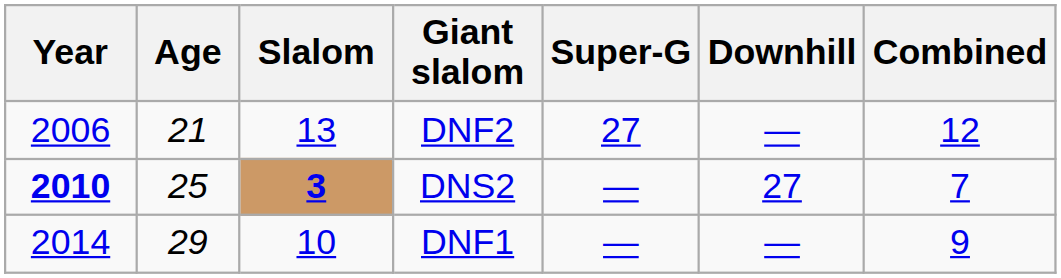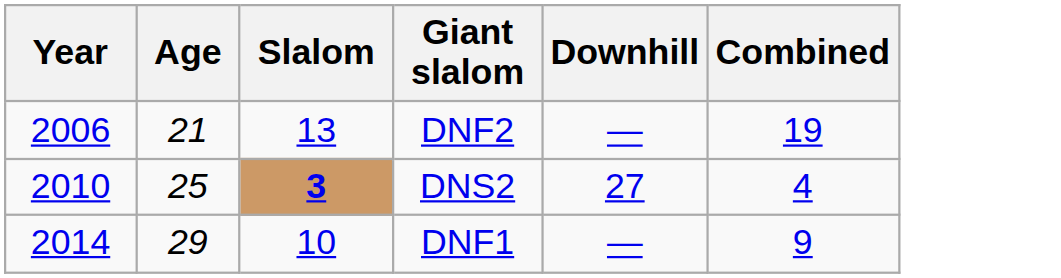- column: (621, 52)
(960, 129) 12 -> (803, 129) 19
(71, 186) bold -> (71, 186) normal
(960, 186) 7 -> (803, 186) 4
